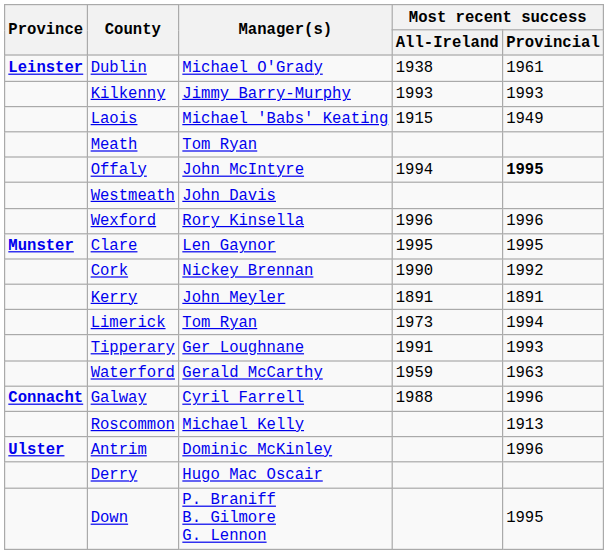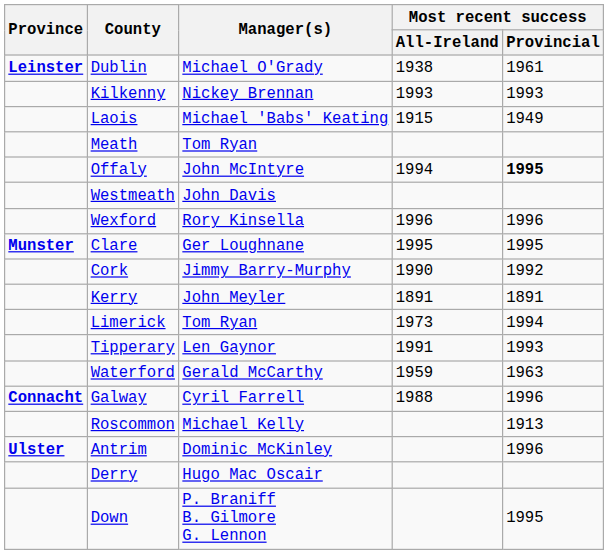(267, 94) Jimmy Barry-Murphy -> (248, 94) Nickey Brennan
(229, 246) Len Gaynor -> (243, 246) Ger Loughnane
(248, 272) Nickey Brennan -> (267, 272) Jimmy Barry-Murphy
(243, 348) Ger Loughnane -> (229, 348) Len Gaynor
